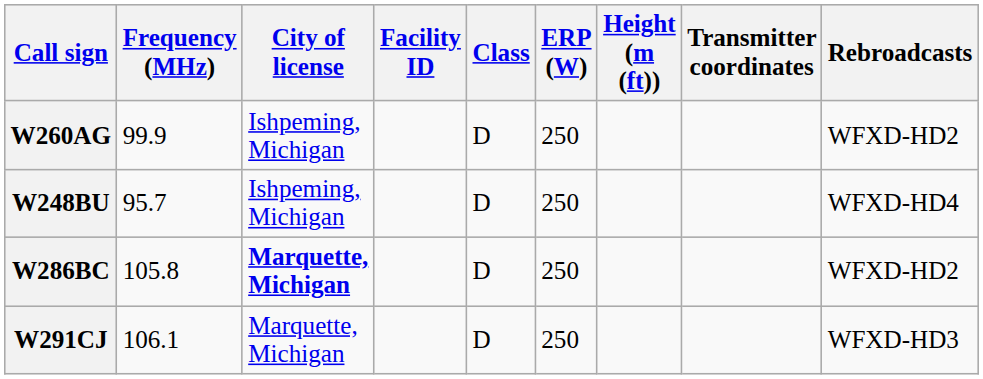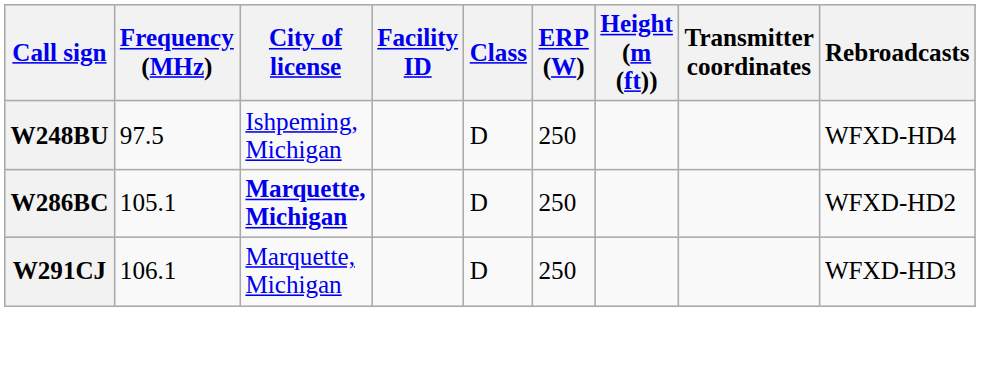- row: (61, 134)
(145, 203) 95.7 -> (142, 134) 97.5
(151, 271) 105.8 -> (148, 203) 105.1
